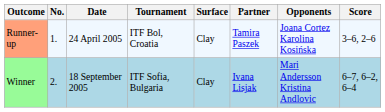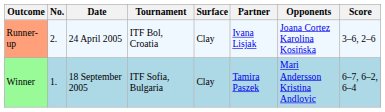(54, 38) 1. -> (54, 38) 2.
(246, 38) Tamira Paszek -> (244, 38) Ivana Lisjak
(54, 82) 2. -> (54, 82) 1.
(244, 82) Ivana Lisjak -> (246, 82) Tamira Paszek
